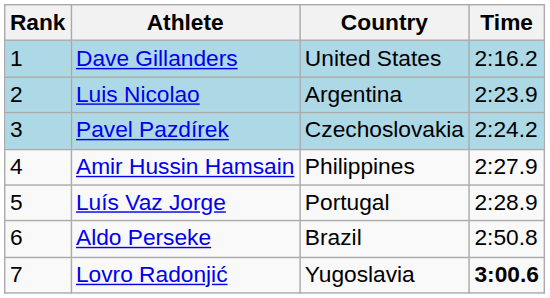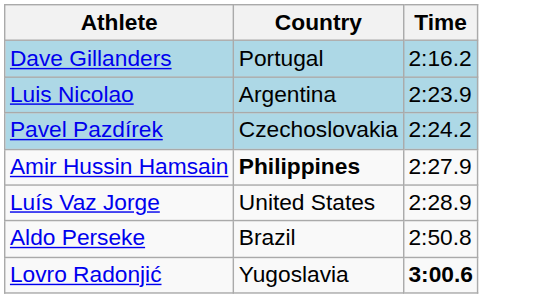- column: (38, 22)
(373, 58) United States -> (281, 58) Portugal
(360, 166) normal -> (299, 166) bold
(347, 202) Portugal -> (307, 202) United States
